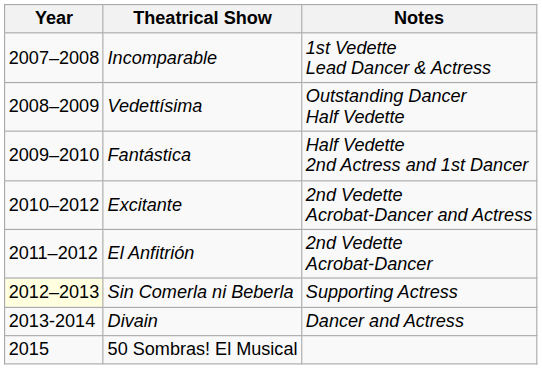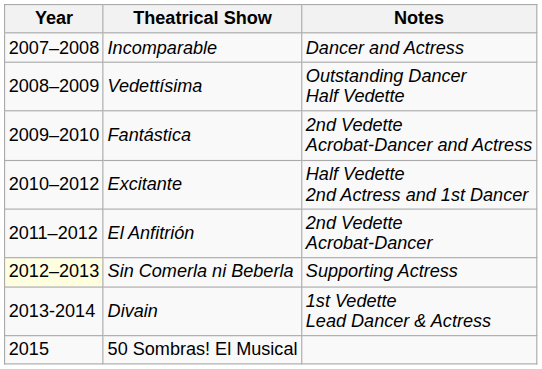(398, 57) 1st Vedette Lead Dancer & Actress -> (385, 47) Dancer and Actress
(417, 155) Half Vedette 2nd Actress and 1st Dancer -> (419, 135) 2nd Vedette Acrobat-Dancer and Actress
(419, 204) 2nd Vedette Acrobat-Dancer and Actress -> (417, 184) Half Vedette 2nd Actress and 1st Dancer
(385, 321) Dancer and Actress -> (398, 311) 1st Vedette Lead Dancer & Actress
